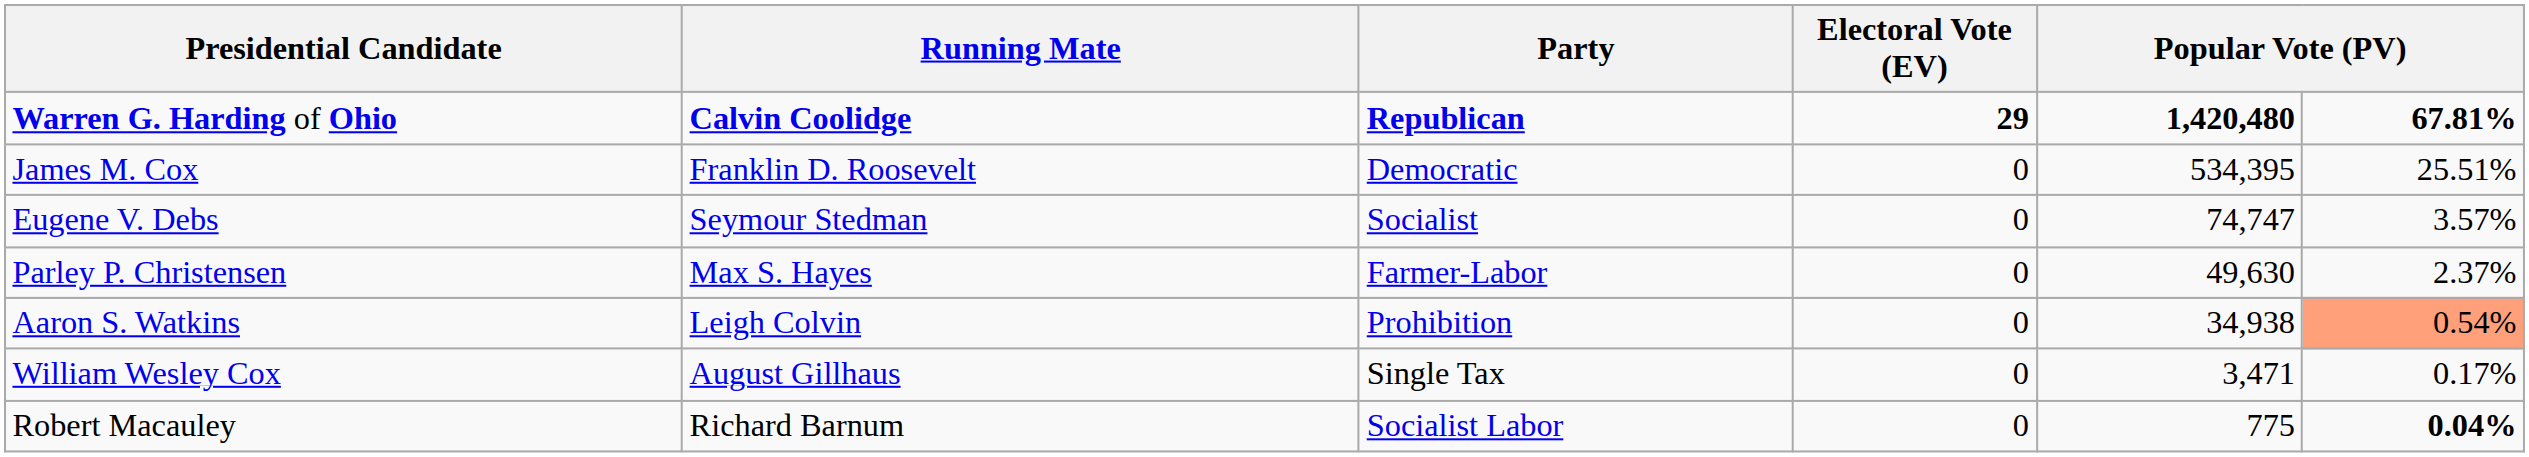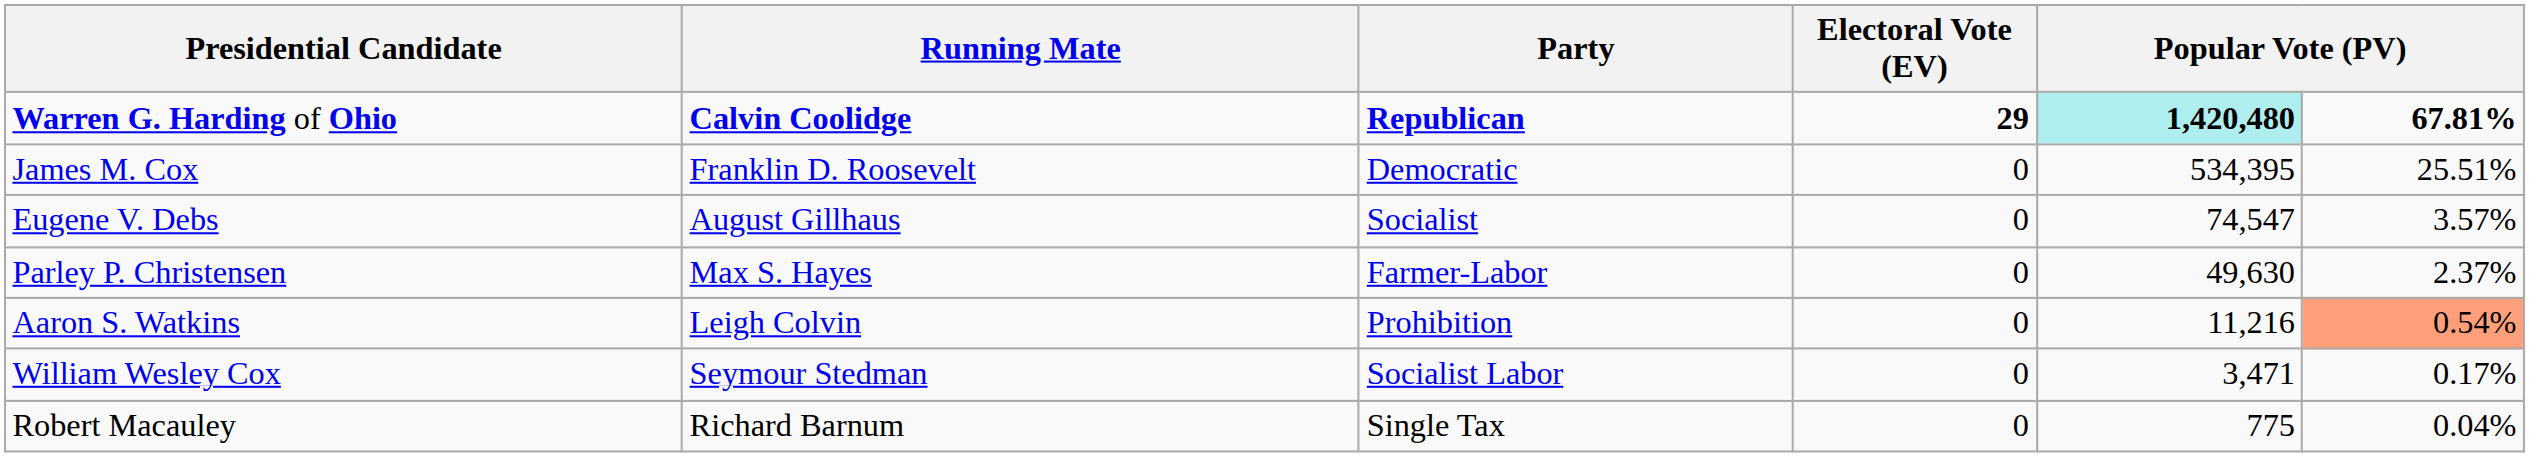(2230, 117) no background -> (2230, 117) paleturquoise background
(809, 220) Seymour Stedman -> (795, 220) August Gillhaus
(2251, 220) 74,747 -> (2251, 220) 74,547
(2251, 322) 34,938 -> (2251, 322) 11,216
(795, 374) August Gillhaus -> (809, 374) Seymour Stedman
(1436, 374) Single Tax -> (1465, 374) Socialist Labor
(1465, 425) Socialist Labor -> (1436, 425) Single Tax
(2472, 425) bold -> (2475, 425) normal
